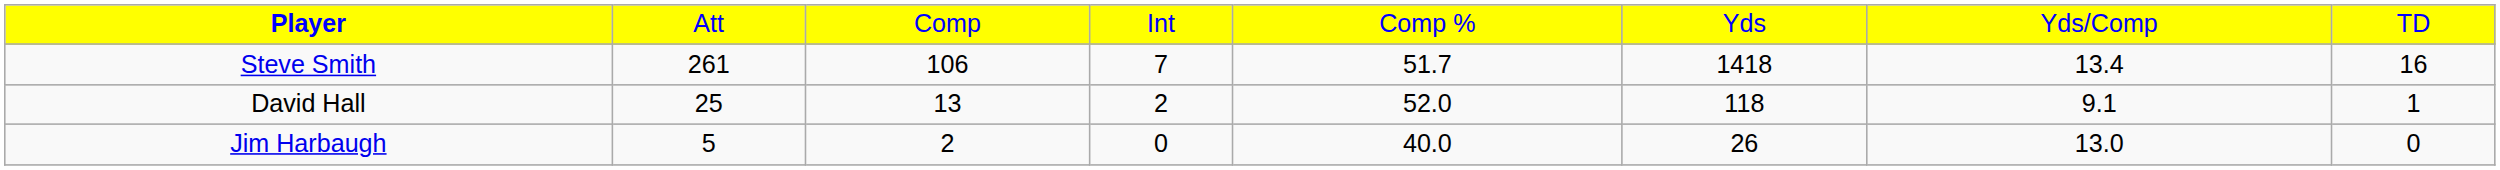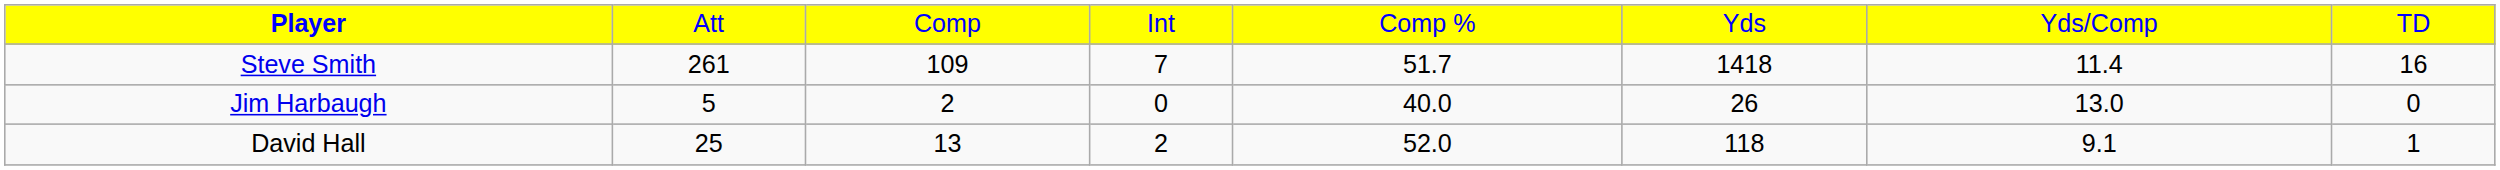(947, 64) 106 -> (947, 64) 109
(2099, 64) 13.4 -> (2099, 64) 11.4
rows swapped: (308, 104) <-> (308, 143)
